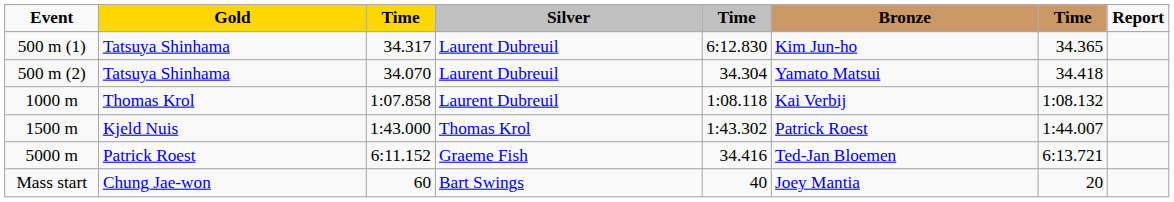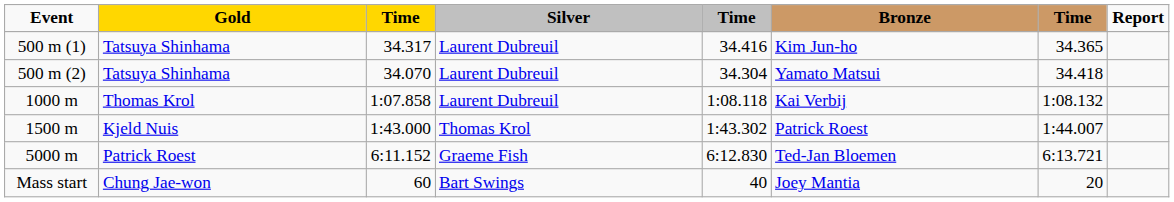(737, 45) 6:12.830 -> (743, 45) 34.416
(743, 155) 34.416 -> (737, 155) 6:12.830
